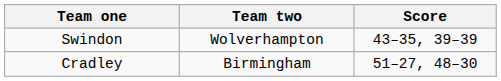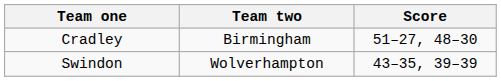rows swapped: (92, 40) <-> (92, 64)
